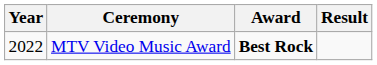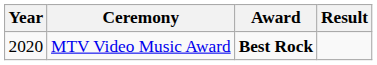(26, 45) 2022 -> (26, 45) 2020
